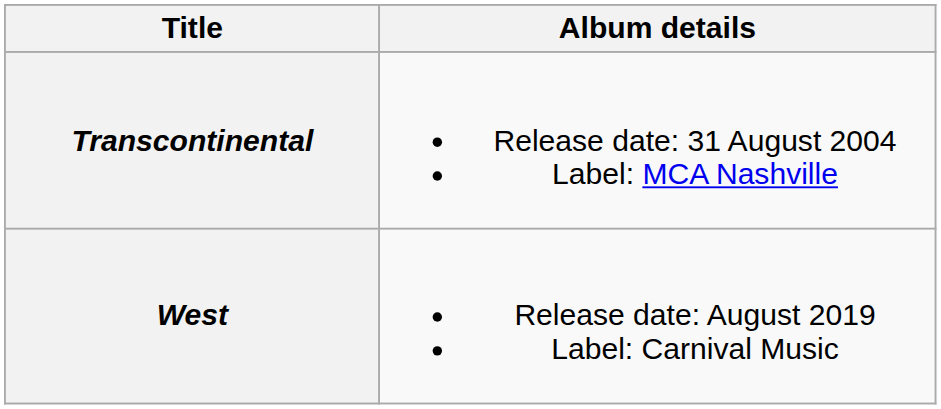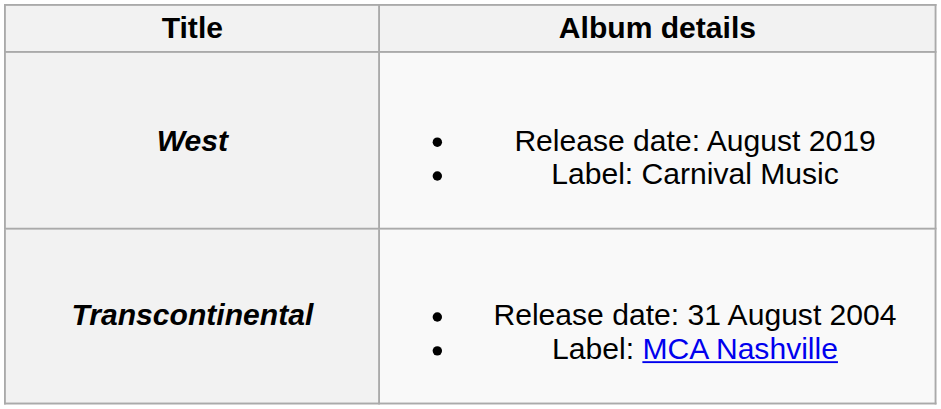rows swapped: (192, 139) <-> (192, 315)
